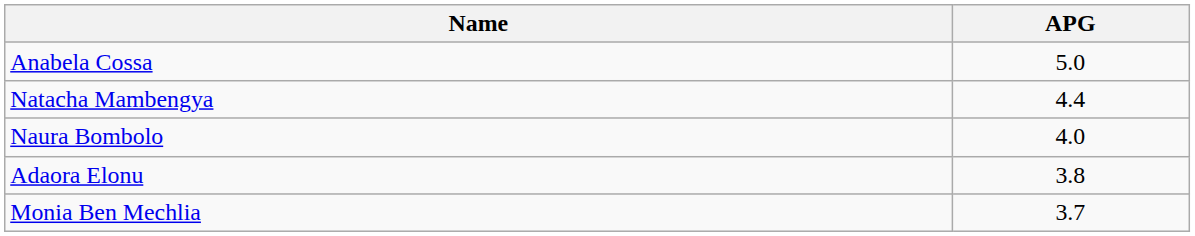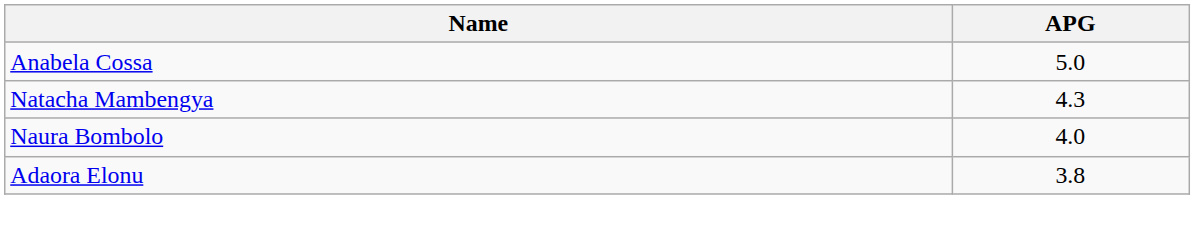(1070, 99) 4.4 -> (1070, 99) 4.3
- row: (106, 212)
